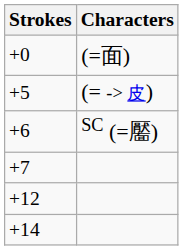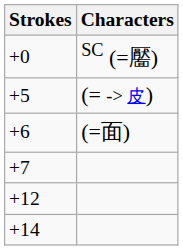(106, 55) (=面) -> (120, 55) SC (=靨)
(120, 130) SC (=靨) -> (106, 133) (=面)
